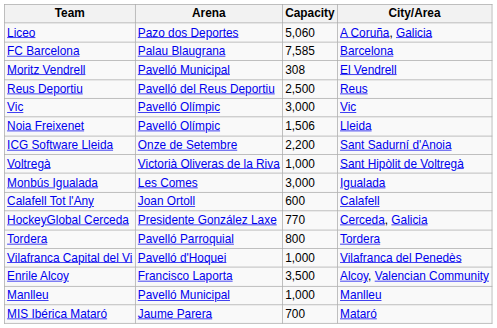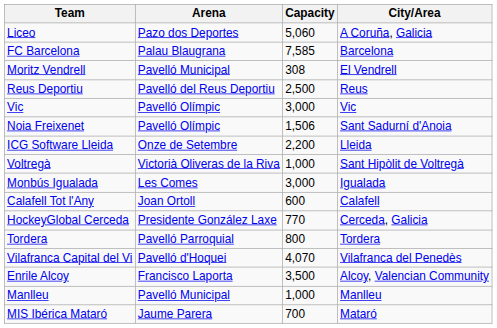(356, 126) Lleida -> (396, 126) Sant Sadurní d'Anoia
(396, 145) Sant Sadurní d'Anoia -> (356, 145) Lleida
(300, 257) 1,000 -> (300, 257) 4,070
